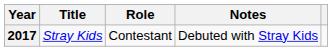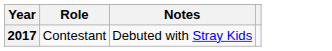- column: (73, 14)
